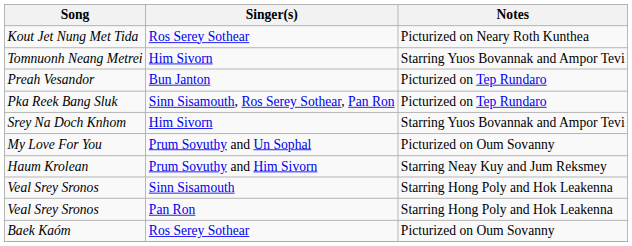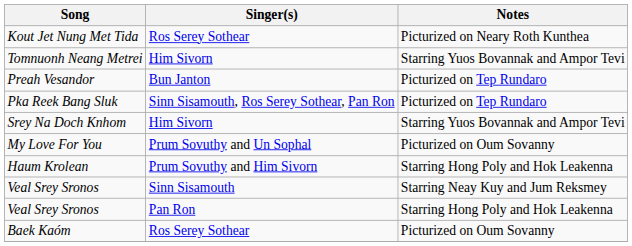(504, 166) Starring Neay Kuy and Jum Reksmey -> (507, 166) Starring Hong Poly and Hok Leakenna
(507, 187) Starring Hong Poly and Hok Leakenna -> (504, 187) Starring Neay Kuy and Jum Reksmey
